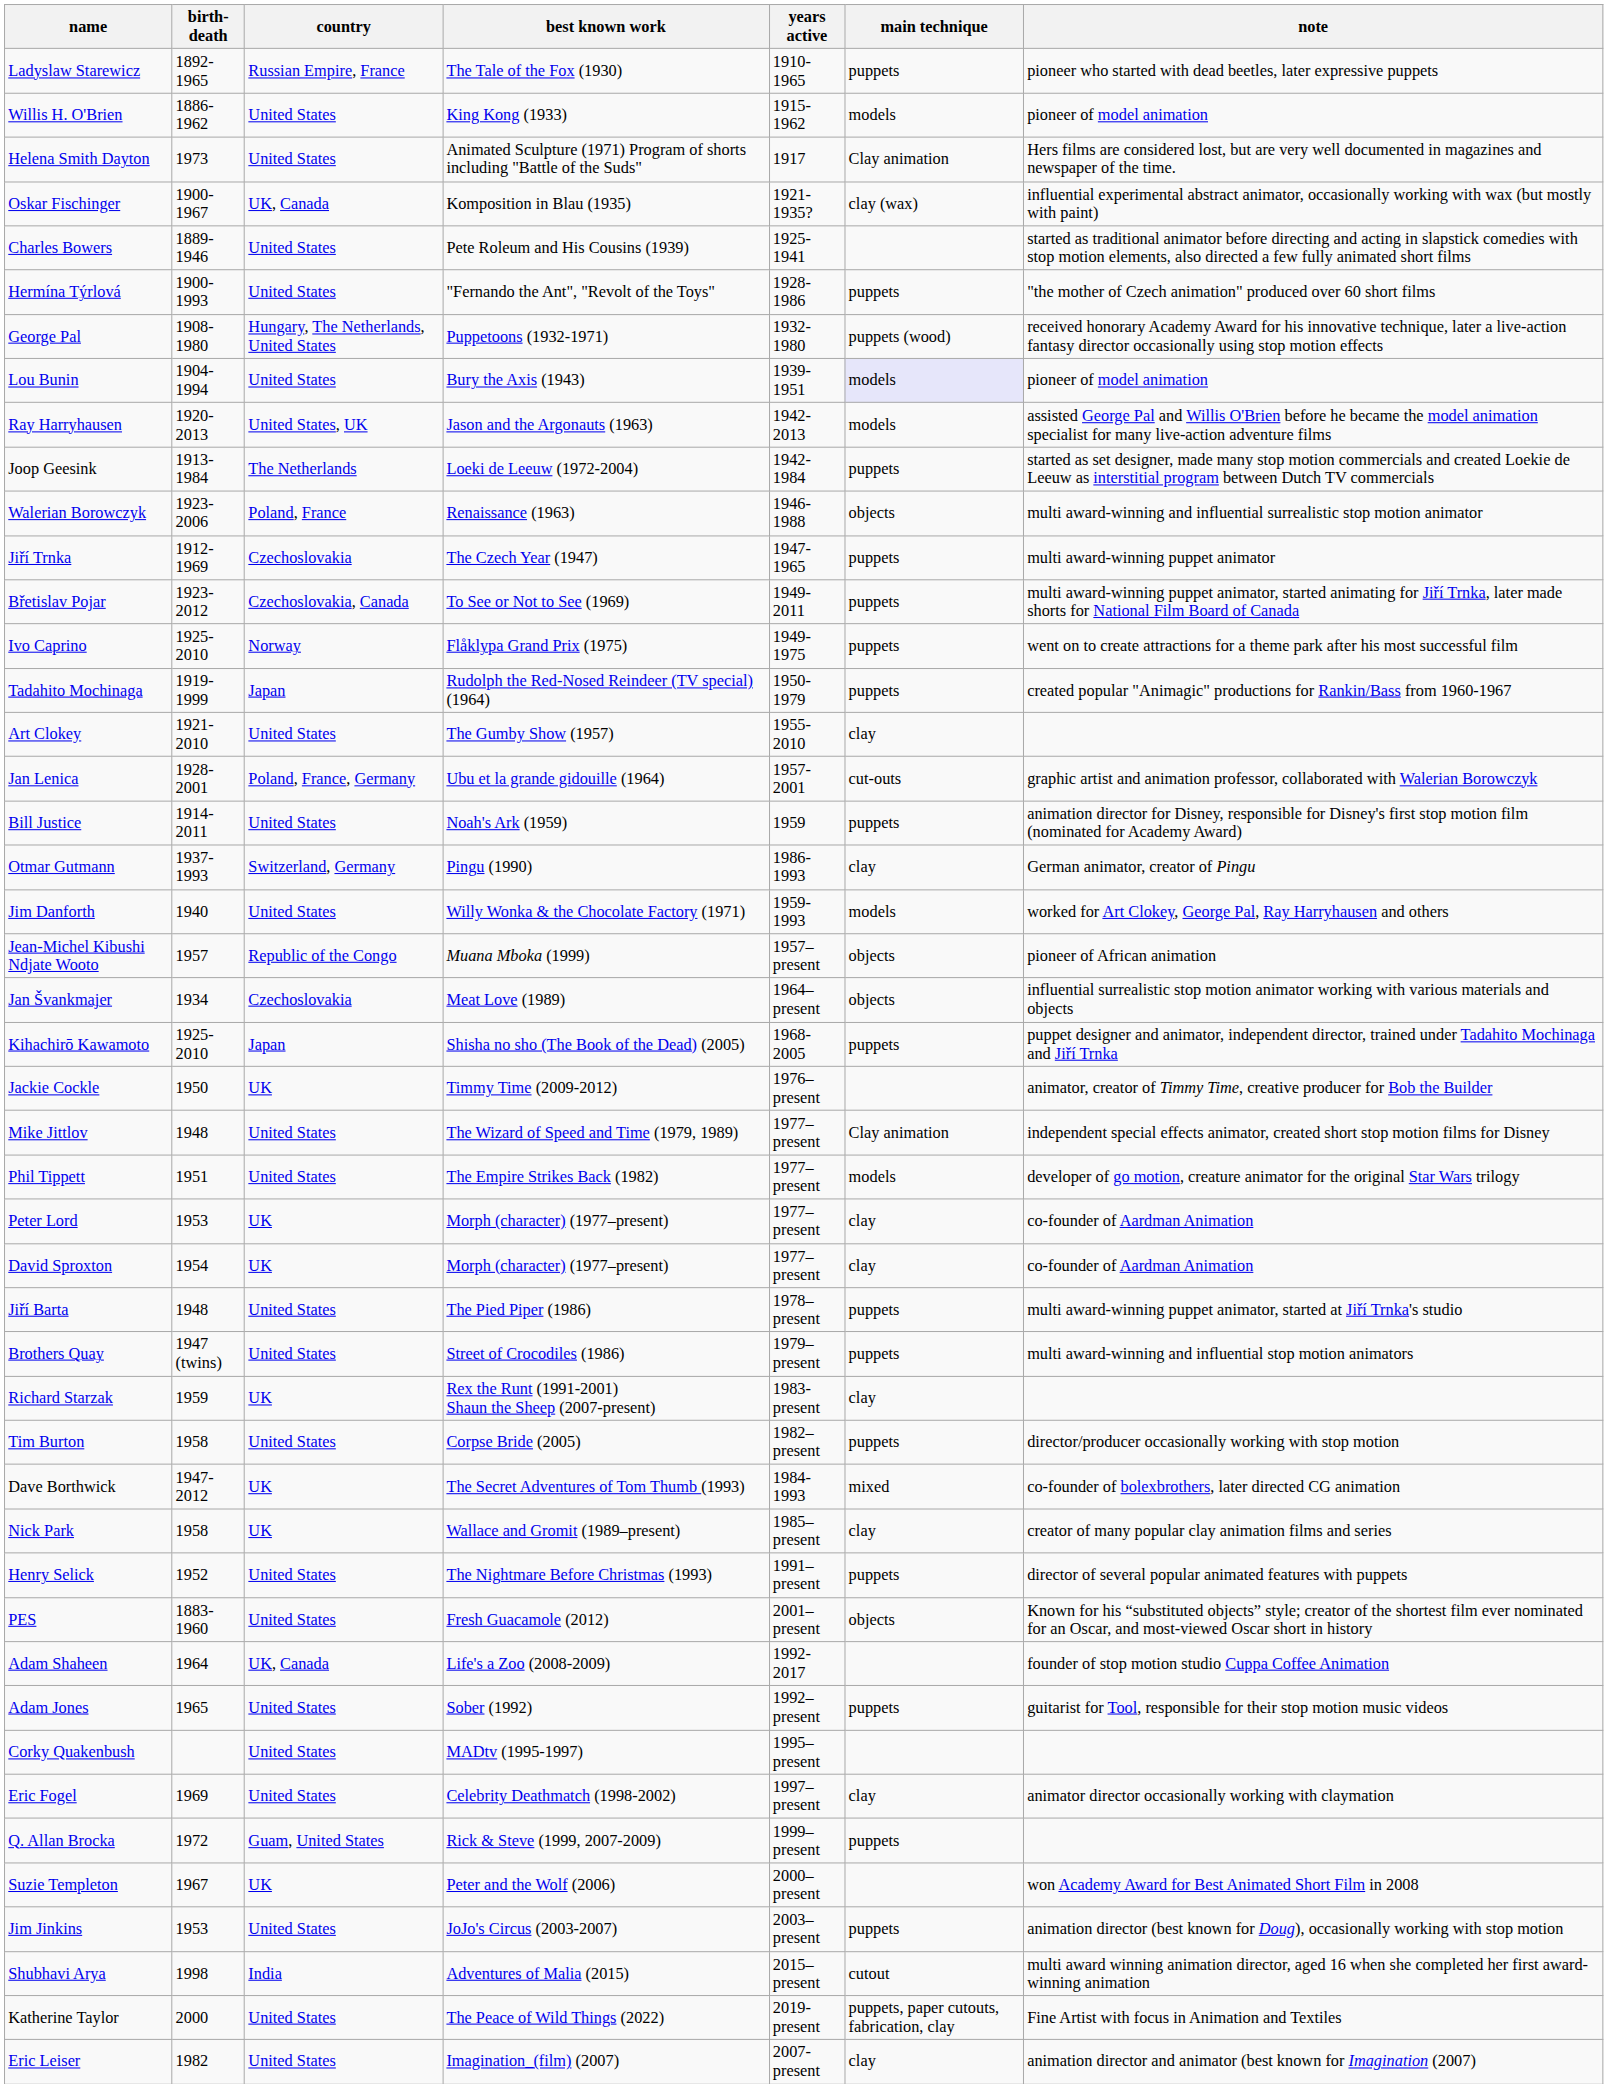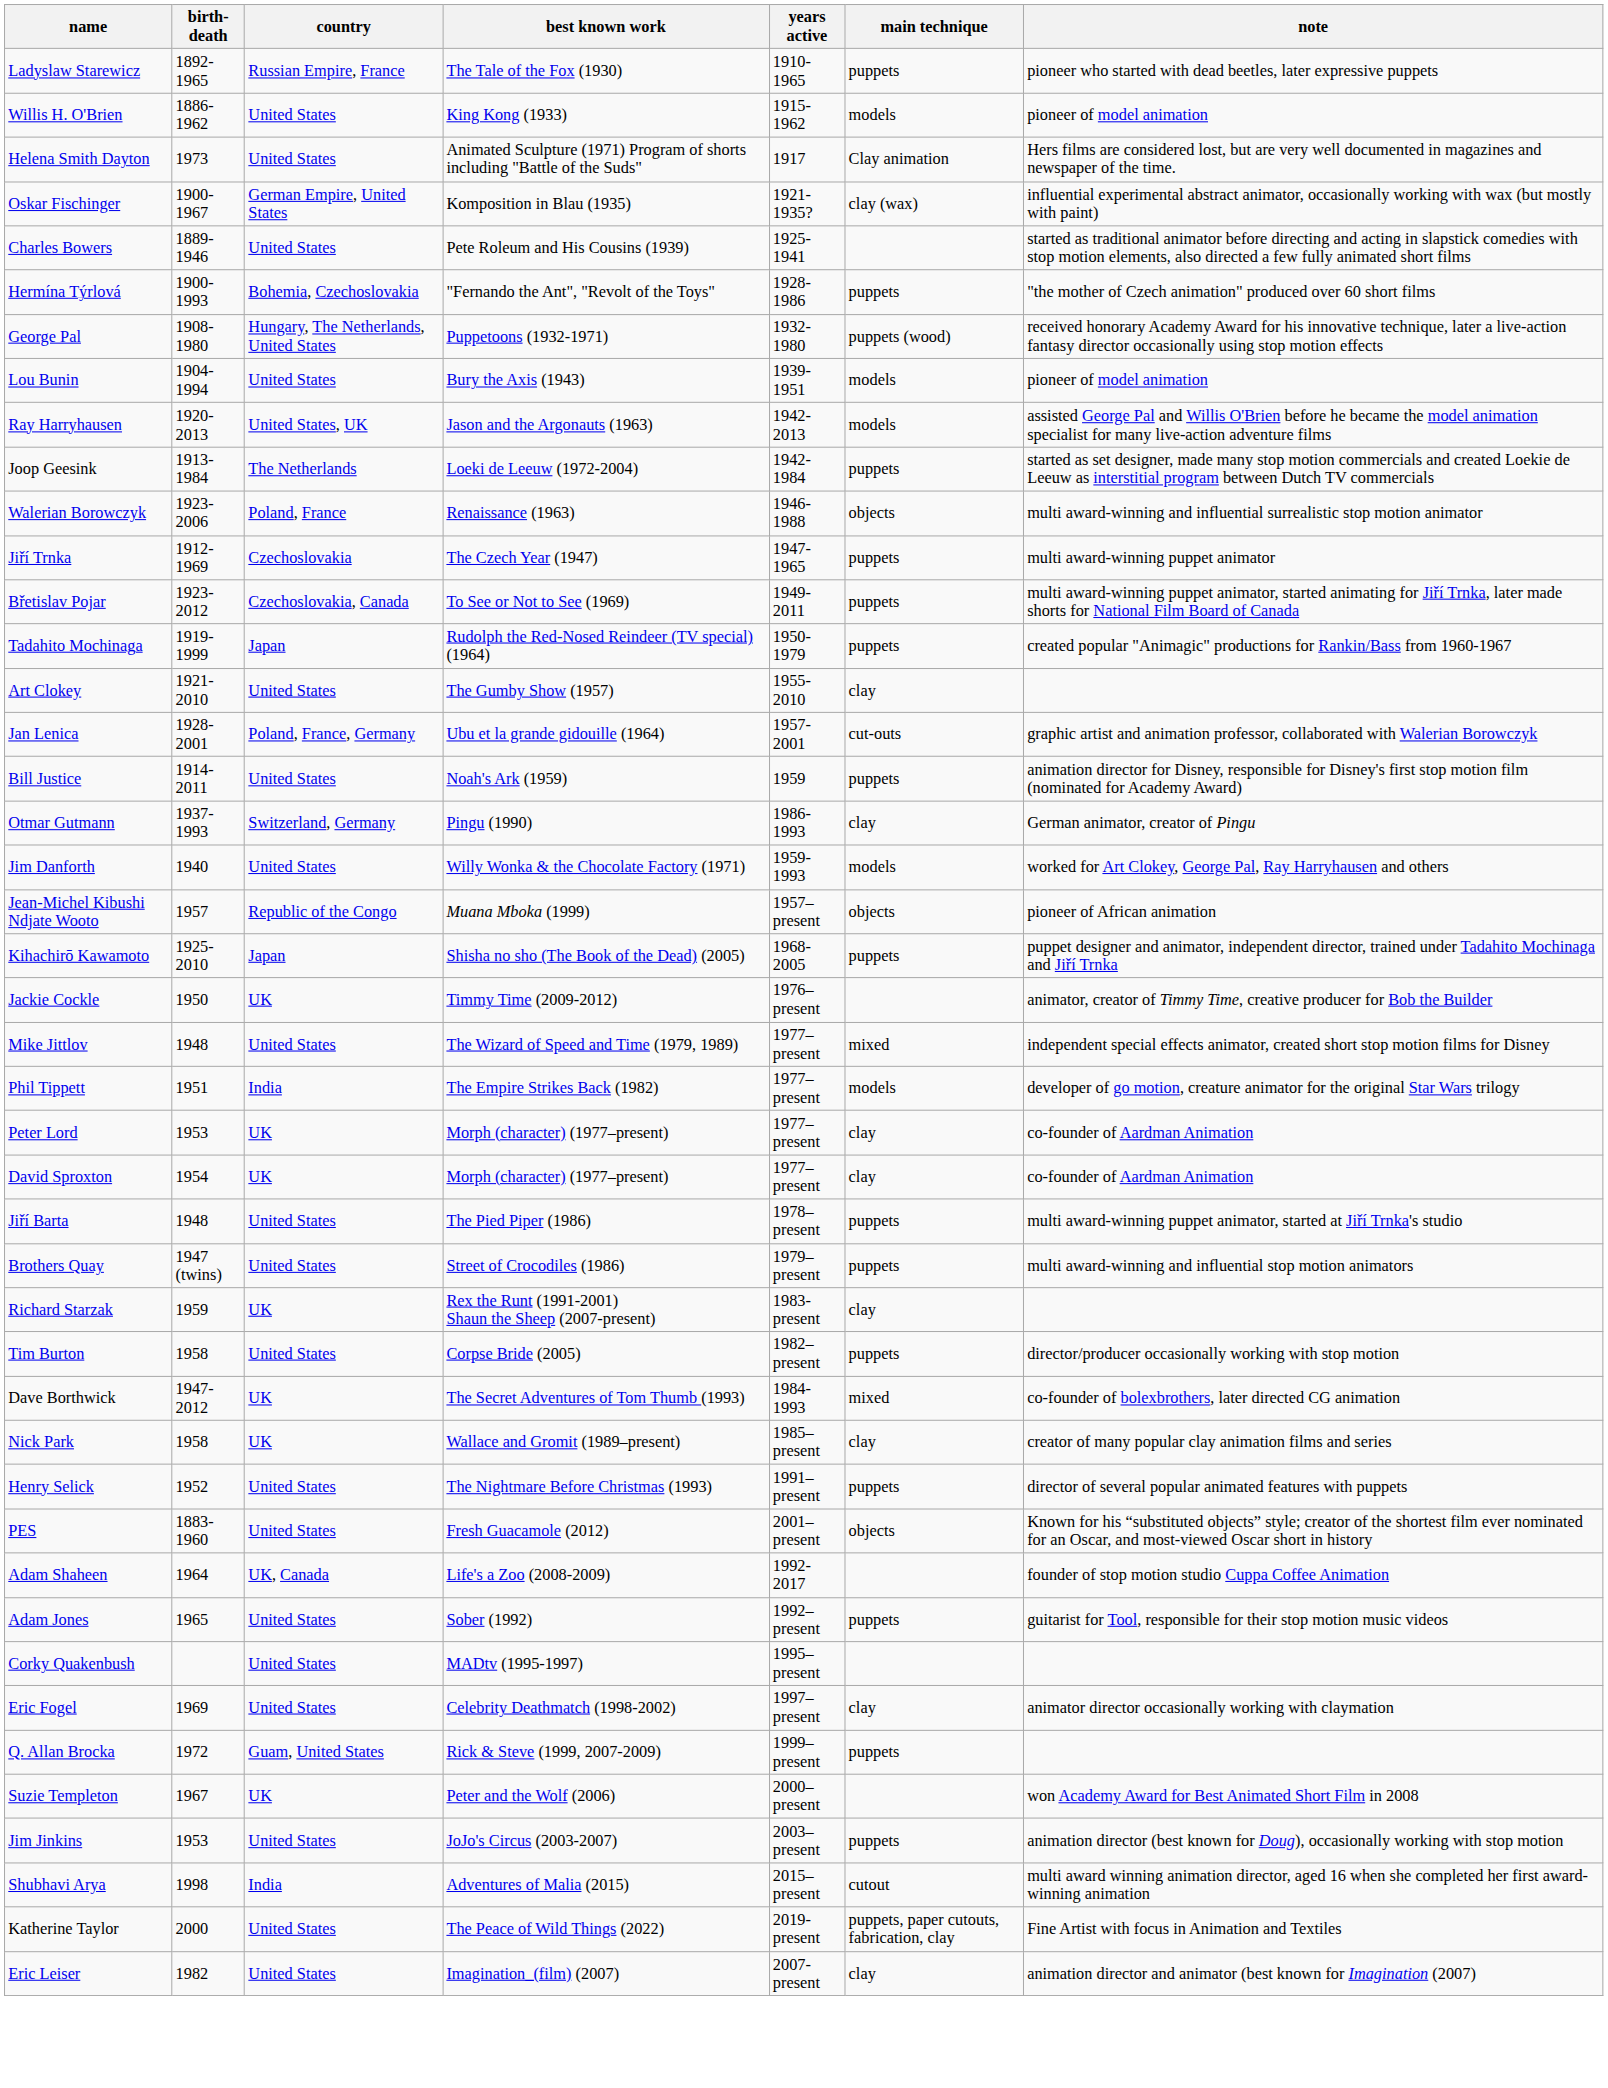(289, 203) UK, Canada -> (327, 203) German Empire, United States
(292, 292) United States -> (334, 292) Bohemia, Czechoslovakia
(872, 380) lavender background -> (872, 380) no background
- row: (47, 646)
- row: (60, 999)
(899, 1132) Clay animation -> (869, 1044) mixed
(292, 1176) United States -> (265, 1088) India
